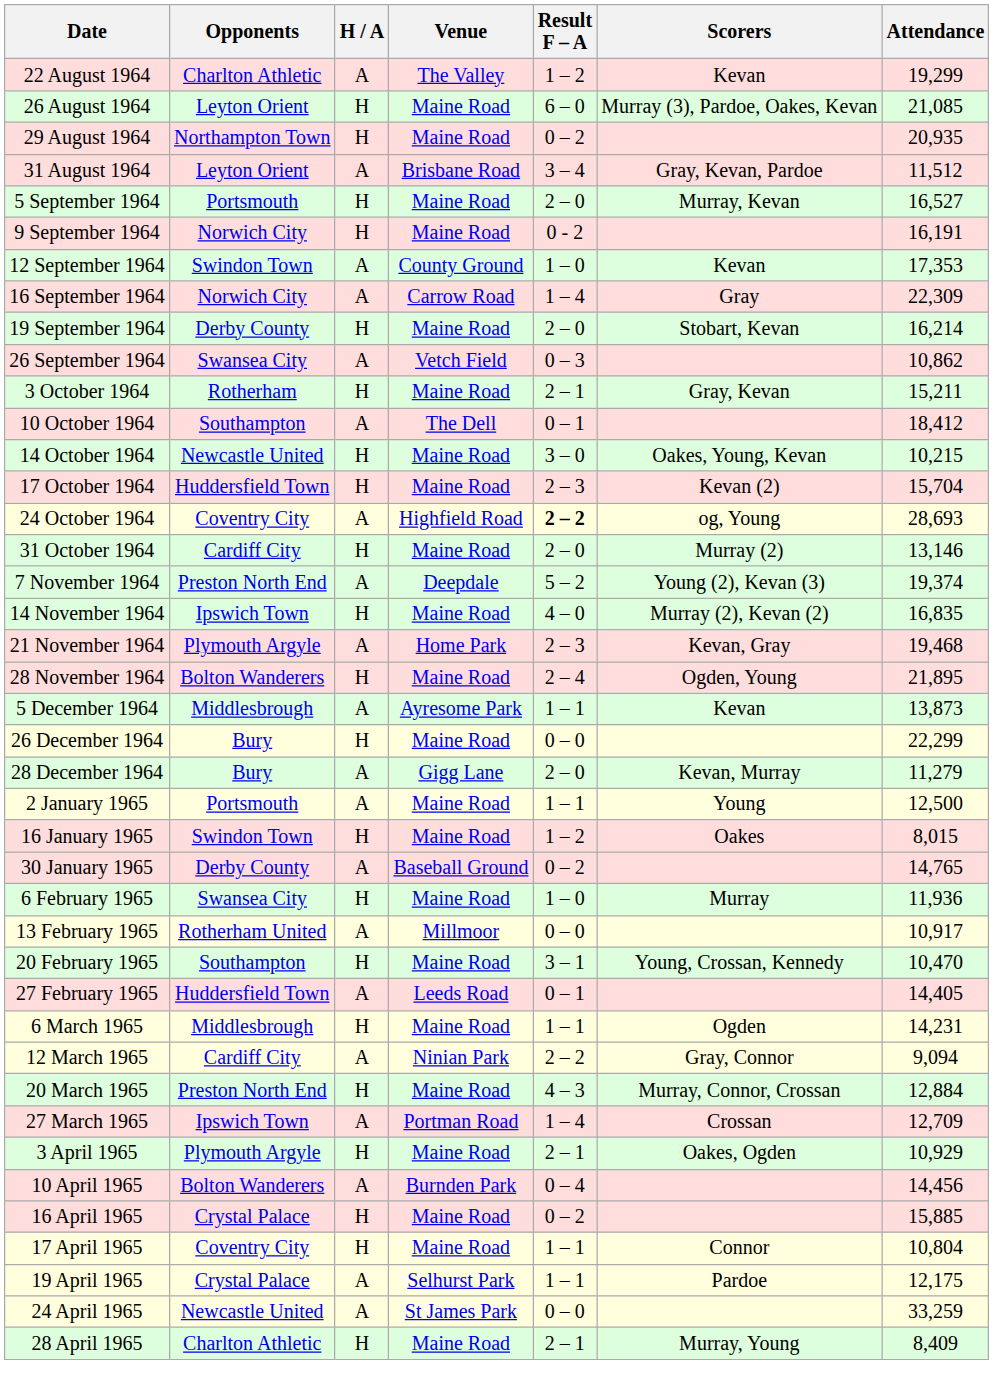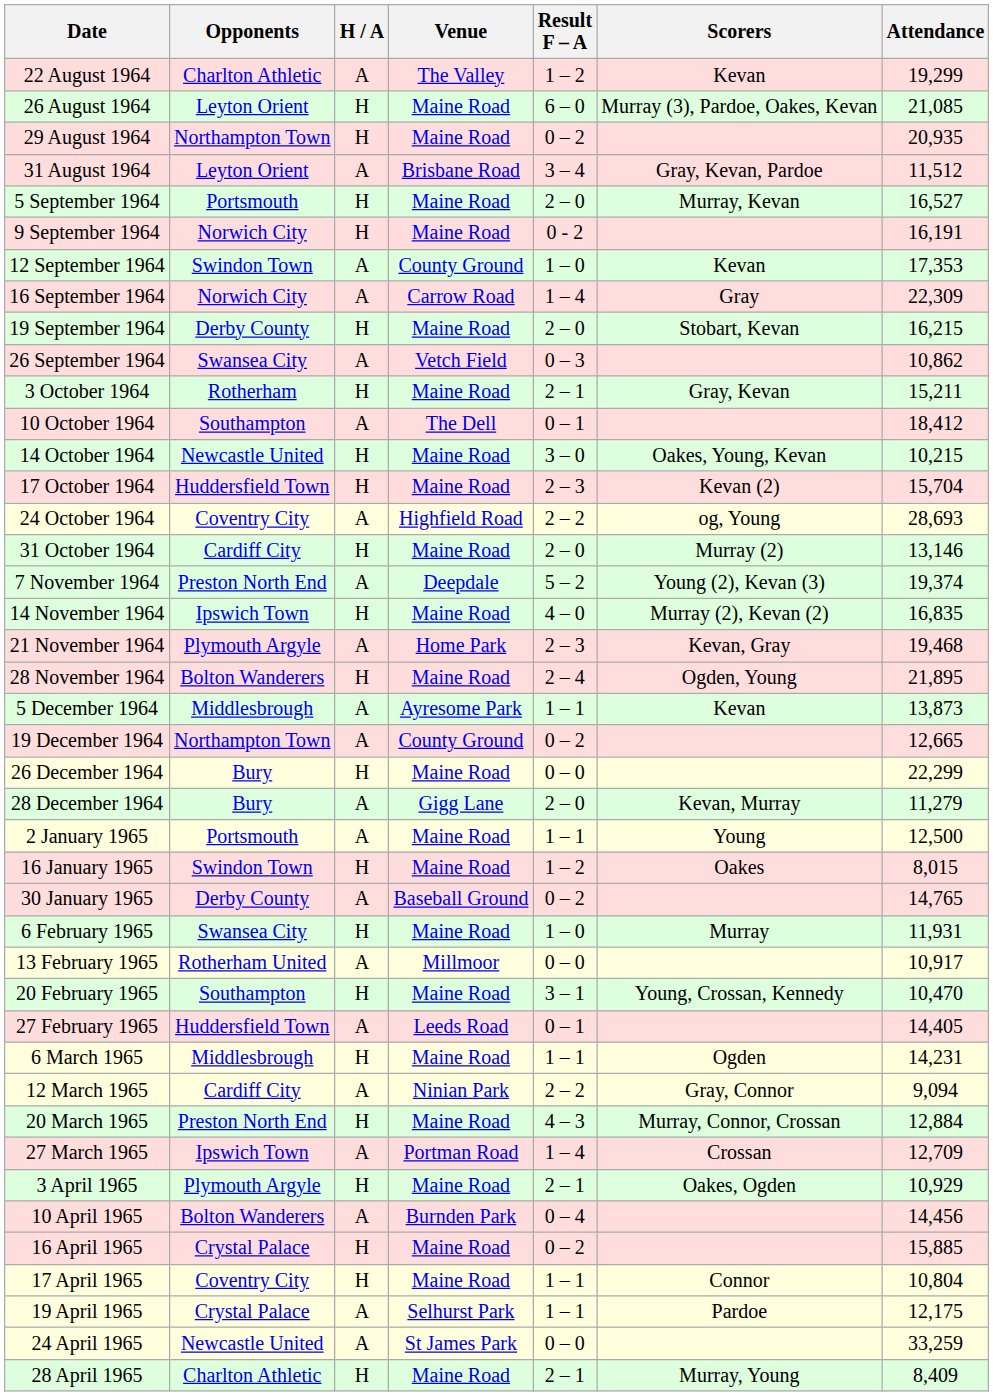(935, 328) 16,214 -> (935, 328) 16,215
(565, 518) bold -> (565, 518) normal
+ row: (87, 740)
(935, 899) 11,936 -> (935, 930) 11,931
